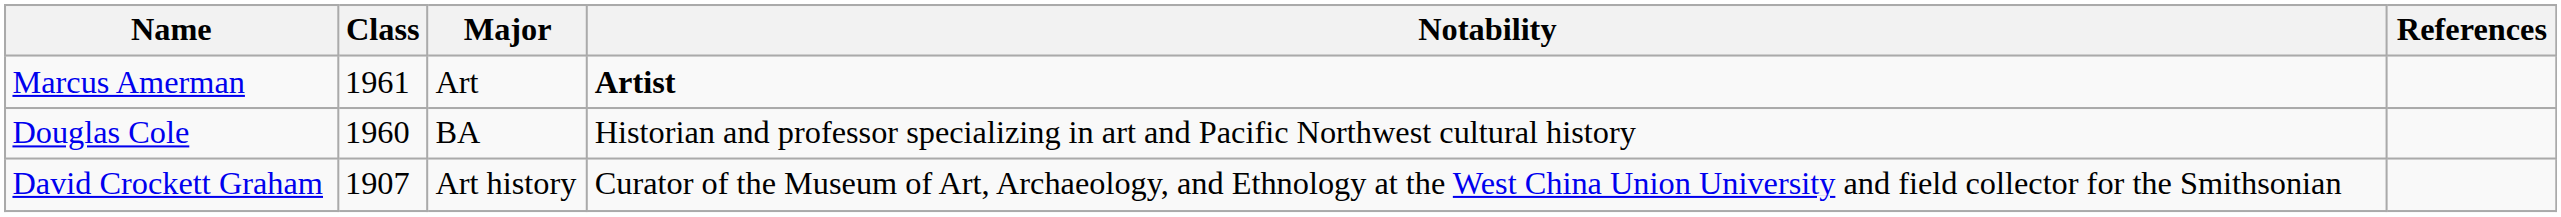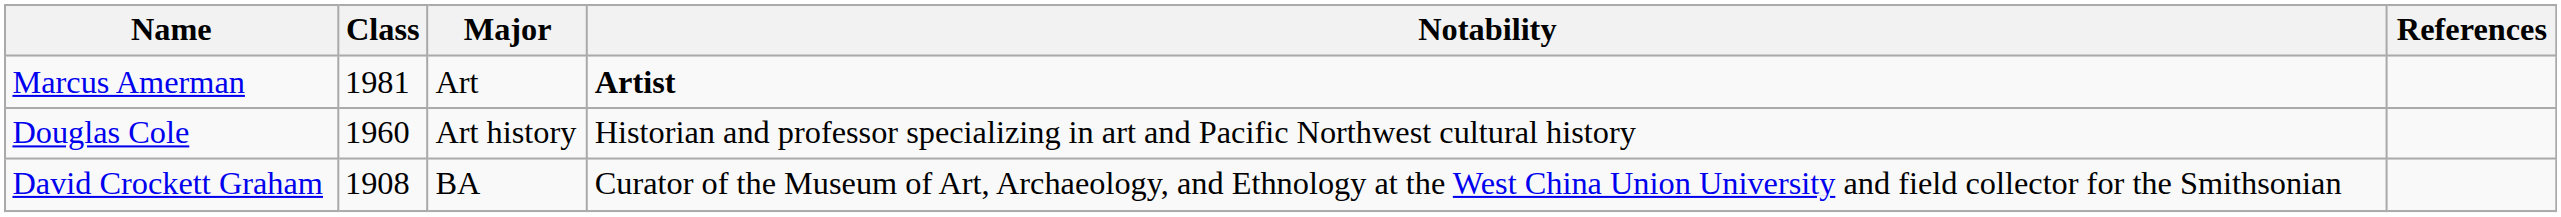(377, 81) 1961 -> (377, 81) 1981
(458, 132) BA -> (506, 132) Art history
(377, 183) 1907 -> (377, 183) 1908
(506, 183) Art history -> (458, 183) BA
